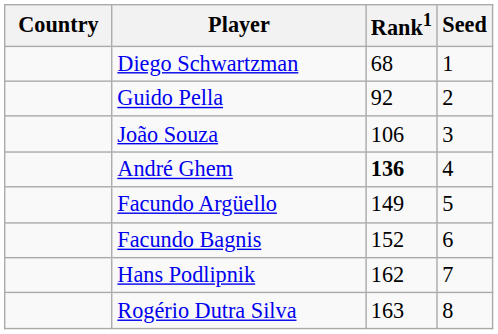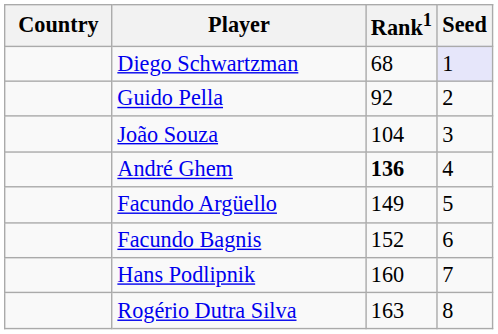(448, 63) no background -> (448, 63) lavender background
(388, 133) 106 -> (388, 133) 104
(388, 275) 162 -> (388, 275) 160
